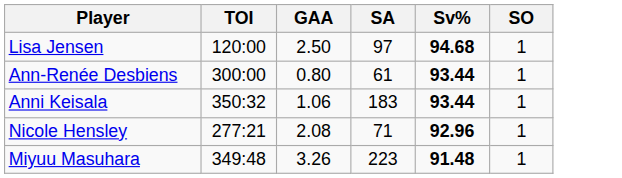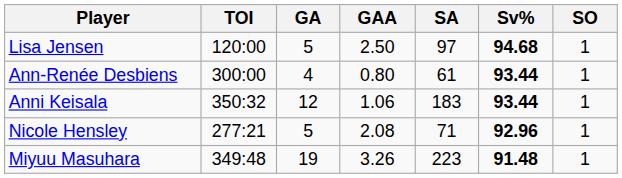+ column: (308, 18)
